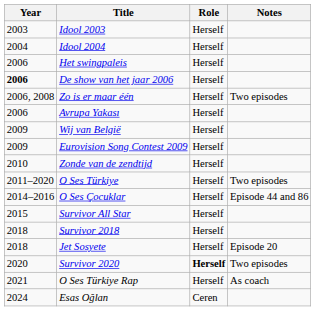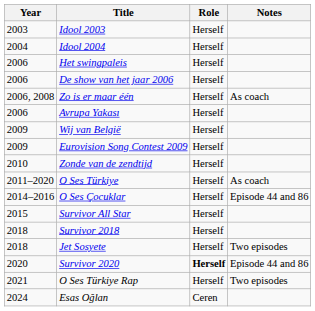(17, 79) bold -> (17, 79) normal
(259, 96) Two episodes -> (250, 96) As coach
(259, 180) Two episodes -> (250, 180) As coach
(254, 247) Episode 20 -> (259, 247) Two episodes
(259, 264) Two episodes -> (269, 264) Episode 44 and 86
(250, 280) As coach -> (259, 280) Two episodes
